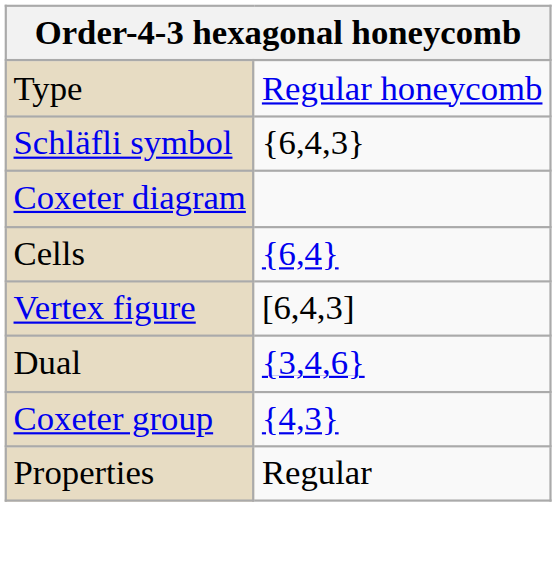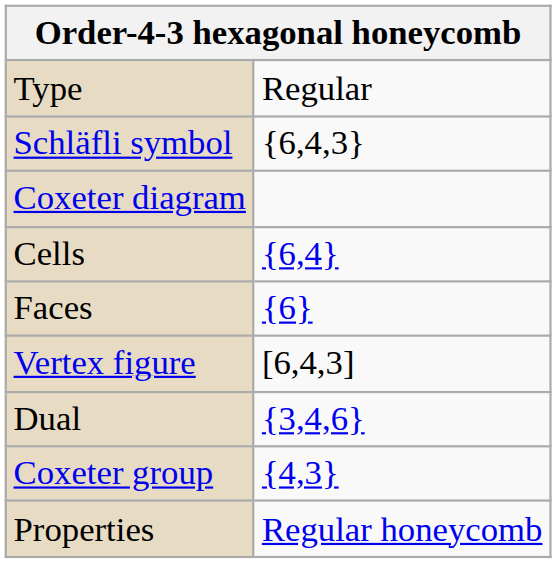(402, 87) Regular honeycomb -> (317, 87) Regular
+ row: (53, 308)
(317, 473) Regular -> (402, 528) Regular honeycomb
